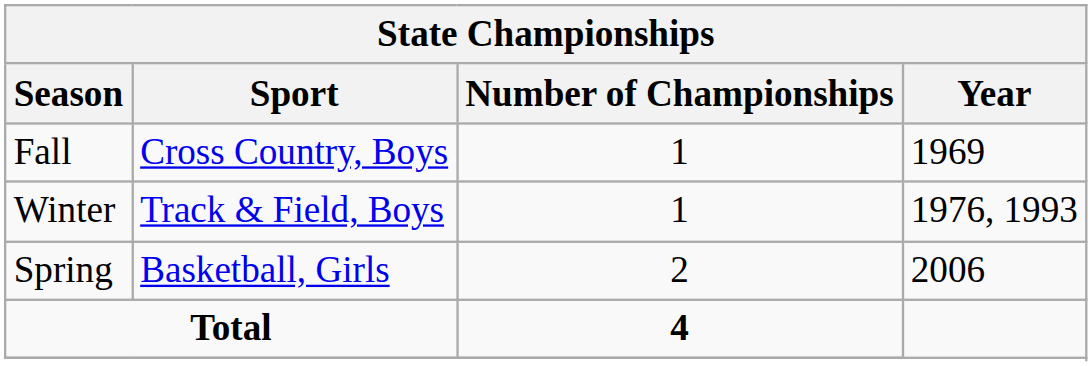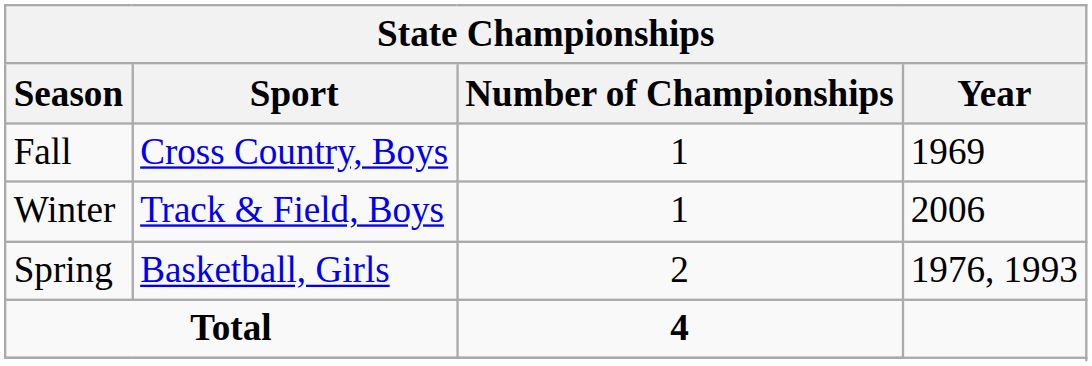(994, 210) 1976, 1993 -> (948, 210) 2006
(948, 269) 2006 -> (994, 269) 1976, 1993
